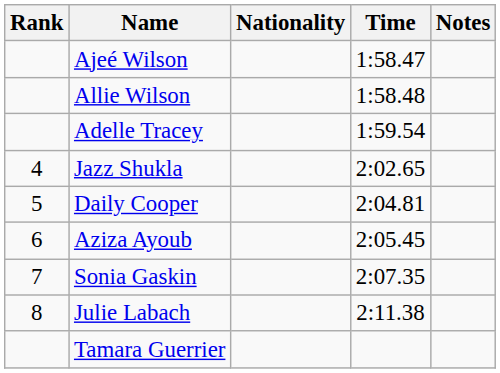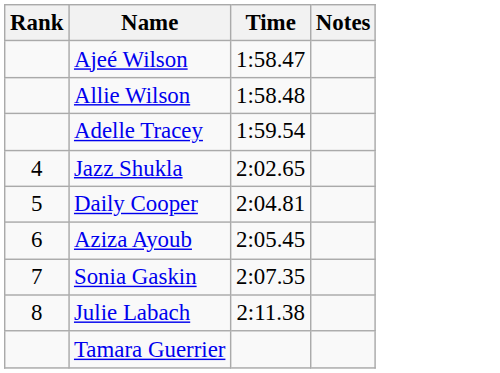- column: (291, 22)
